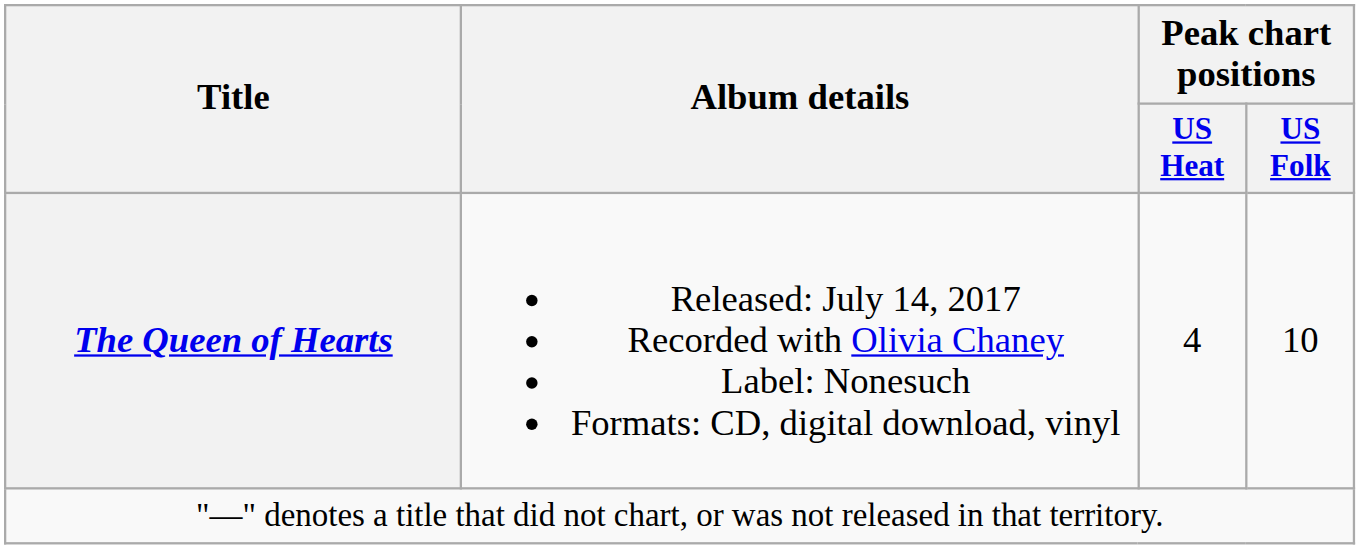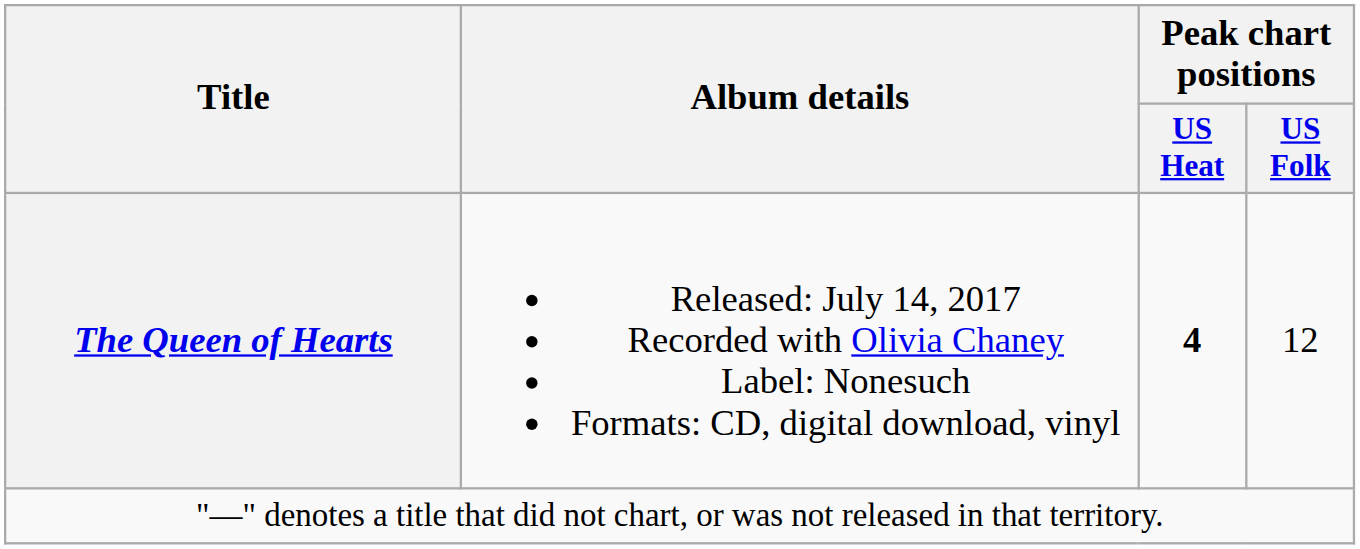(1192, 339) normal -> (1192, 339) bold
(1300, 339) 10 -> (1300, 339) 12
